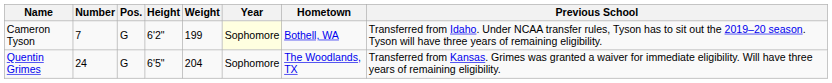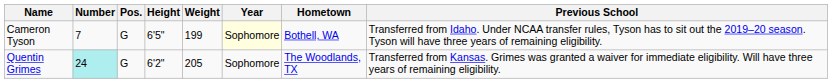(156, 35) 6'2" -> (156, 35) 6'5"
(81, 64) no background -> (81, 64) paleturquoise background
(156, 64) 6'5" -> (156, 64) 6'2"
(194, 64) 204 -> (194, 64) 205
